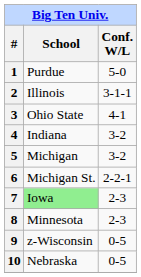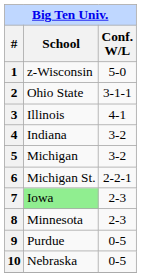(46, 72) Purdue -> (60, 72) z-Wisconsin
(46, 93) Illinois -> (55, 93) Ohio State
(55, 114) Ohio State -> (46, 114) Illinois
(60, 240) z-Wisconsin -> (46, 240) Purdue
